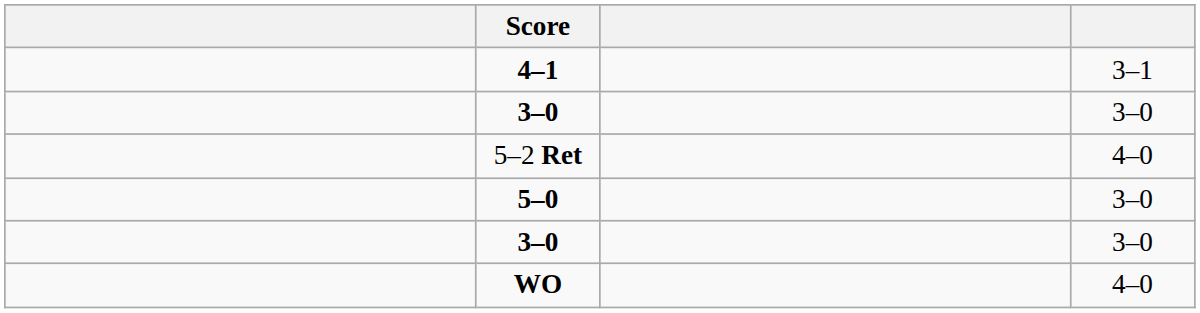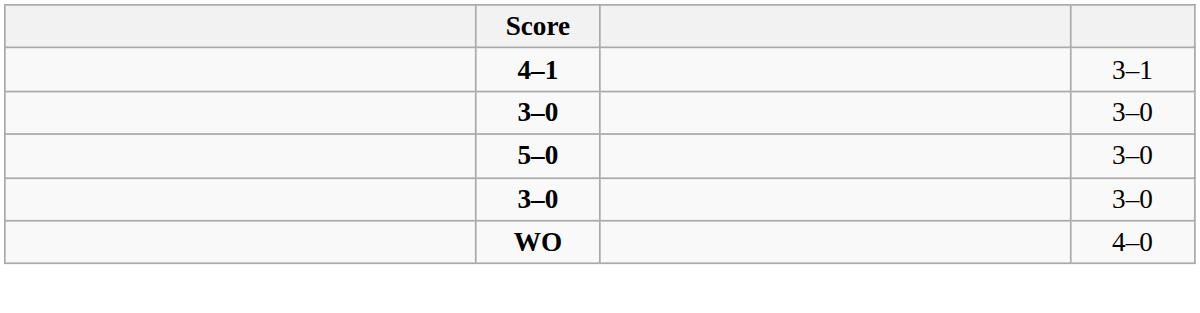- row: (538, 155)
